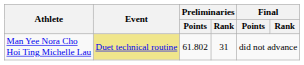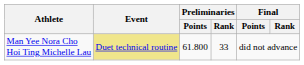(195, 47) 61.802 -> (195, 47) 61.800
(224, 47) 31 -> (224, 47) 33
